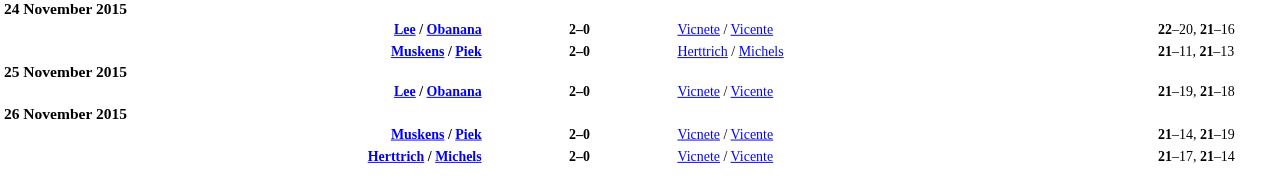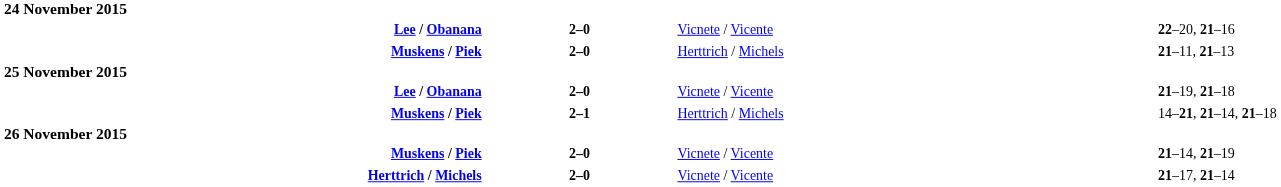+ row: (436, 113)
